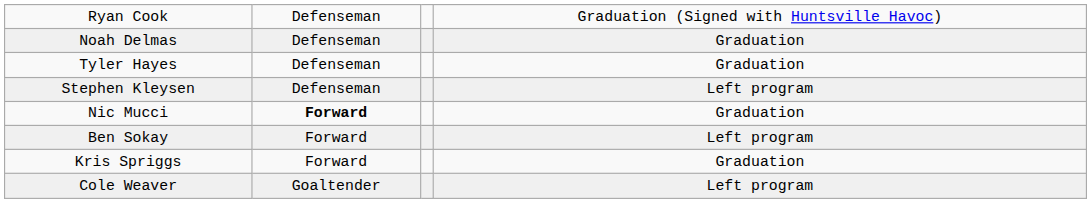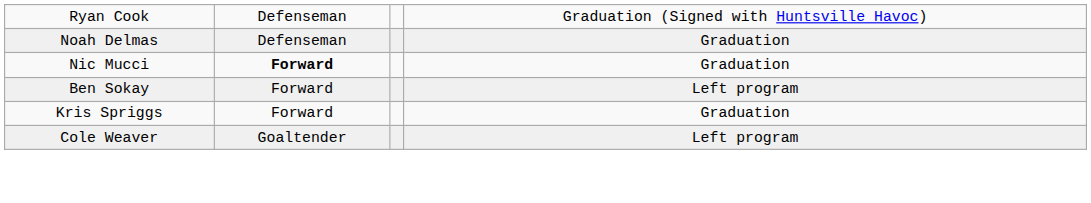- row: (128, 65)
- row: (128, 89)
